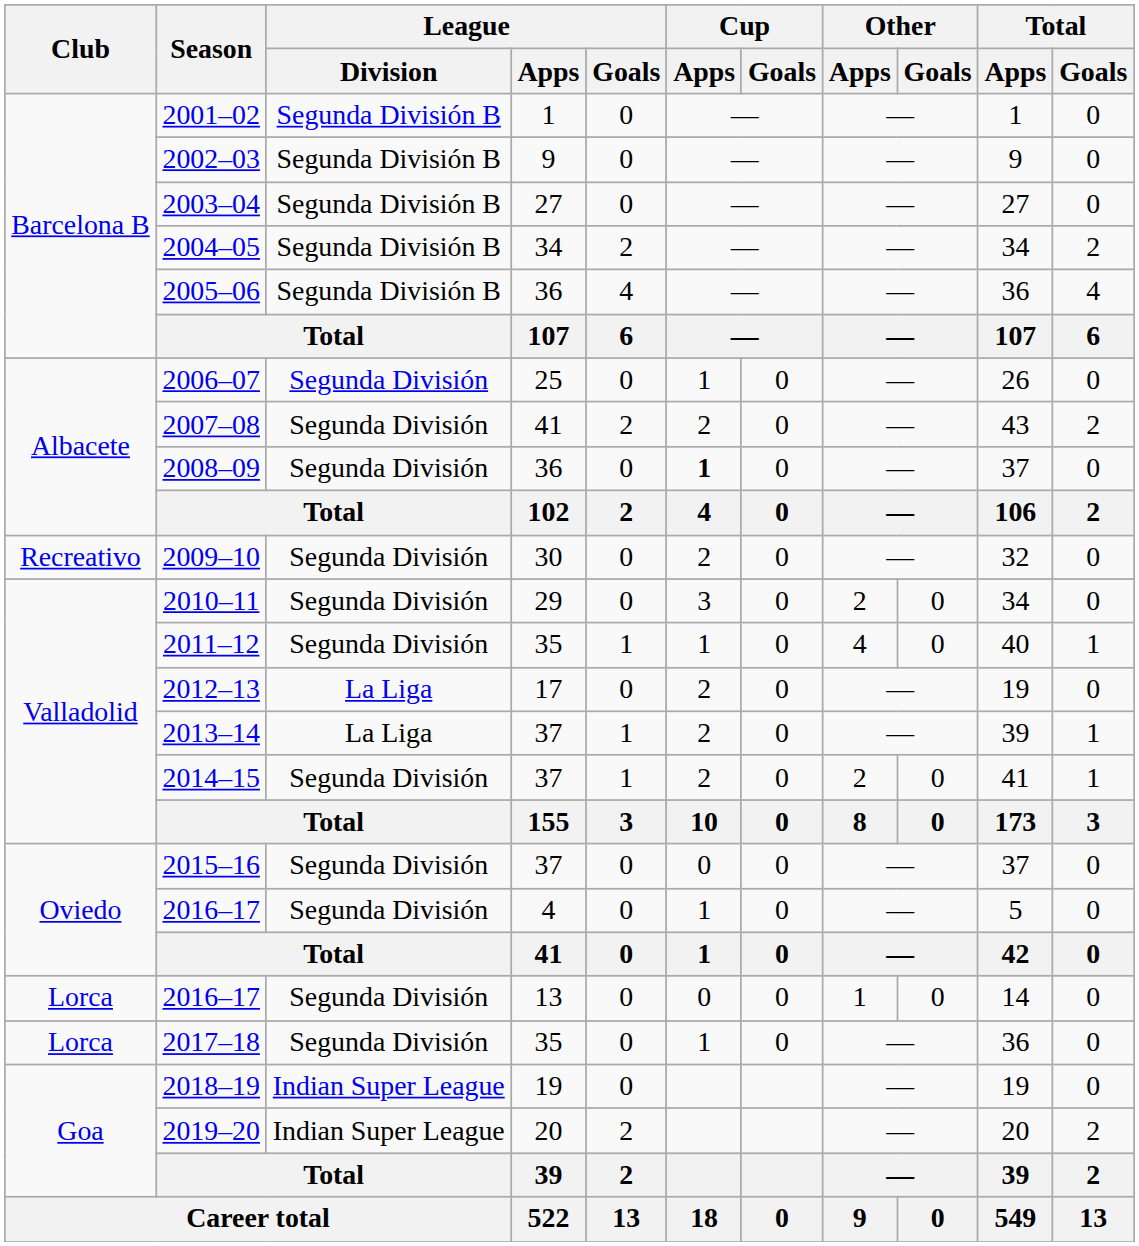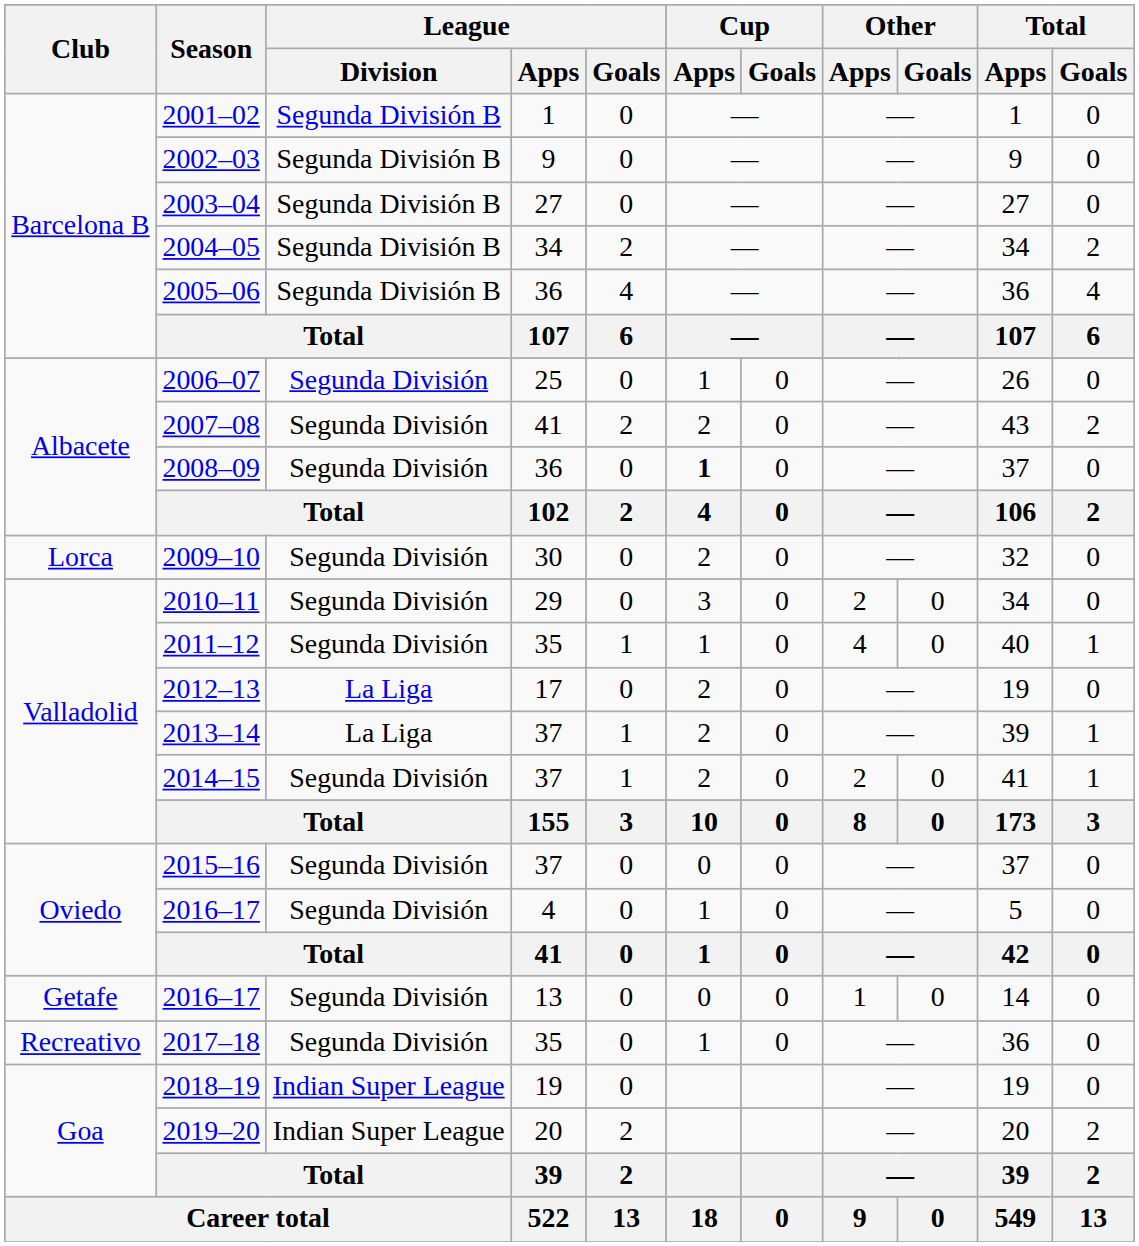(80, 556) Recreativo -> (80, 556) Lorca
(80, 997) Lorca -> (80, 997) Getafe
(80, 1042) Lorca -> (80, 1042) Recreativo
